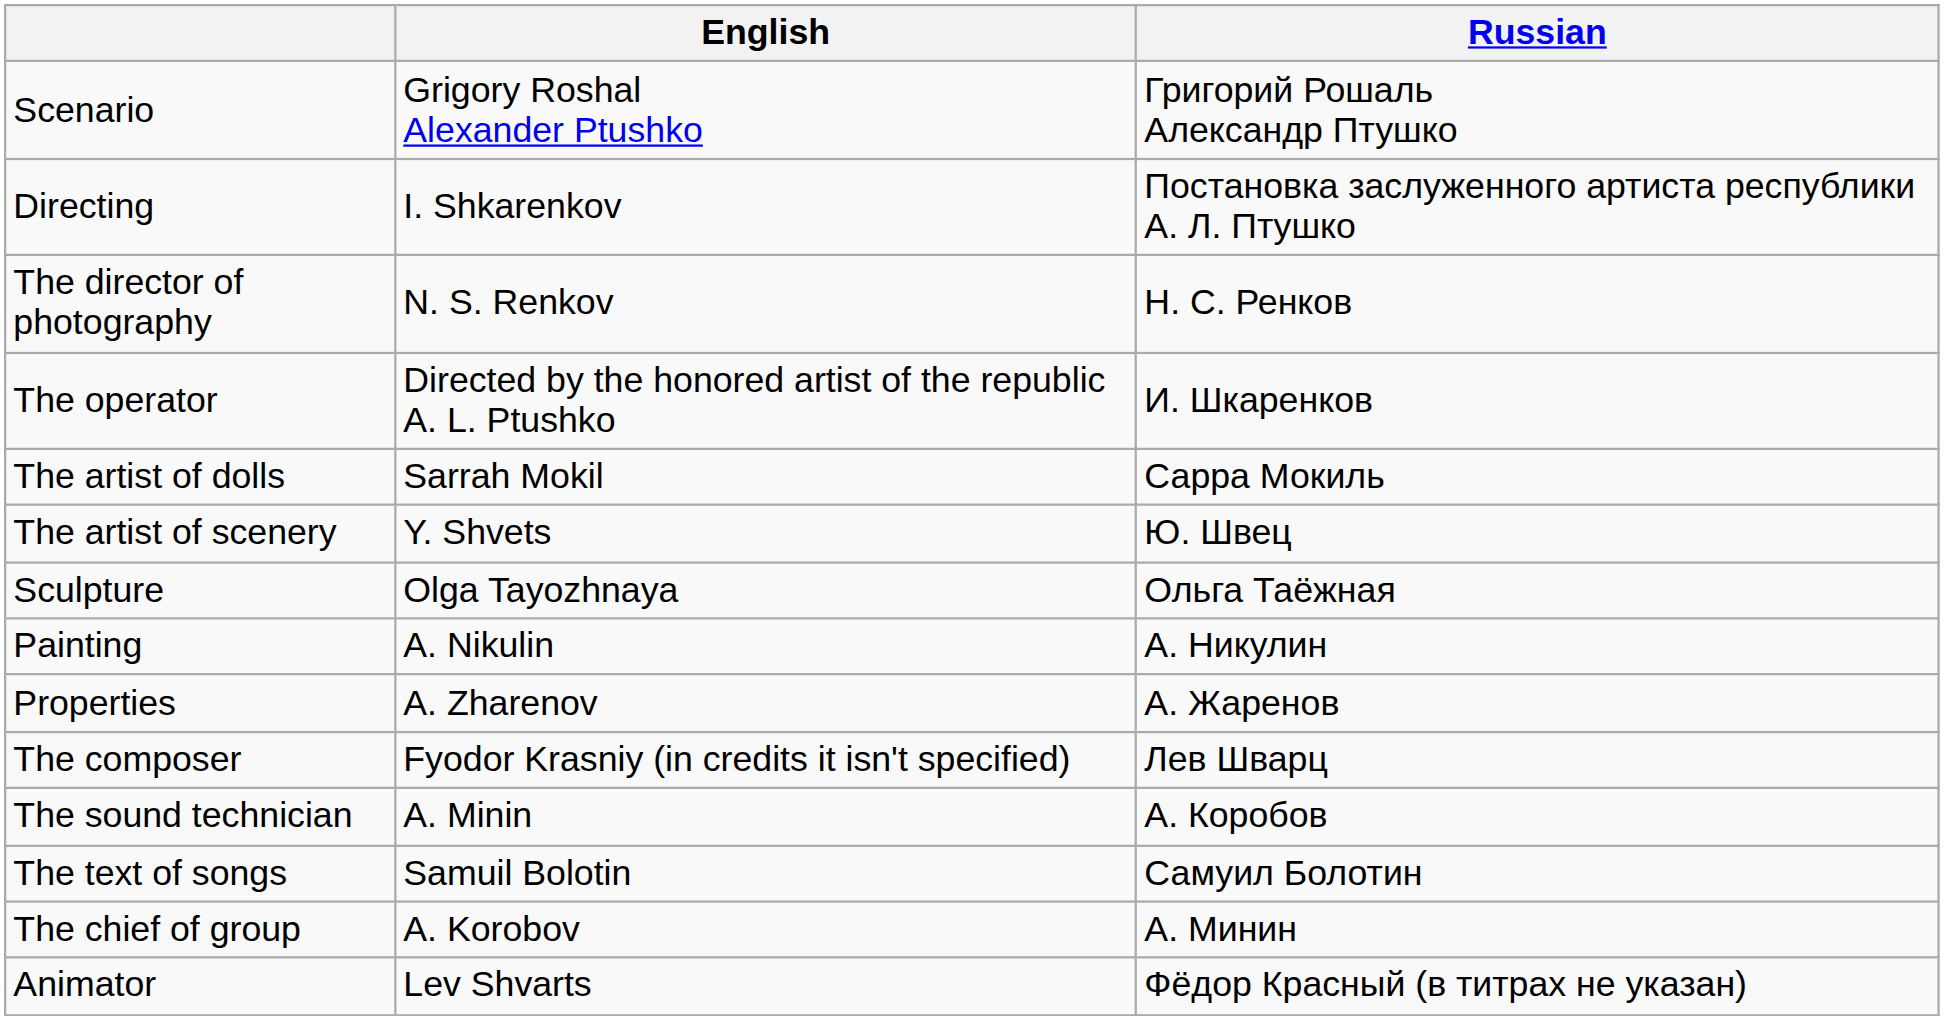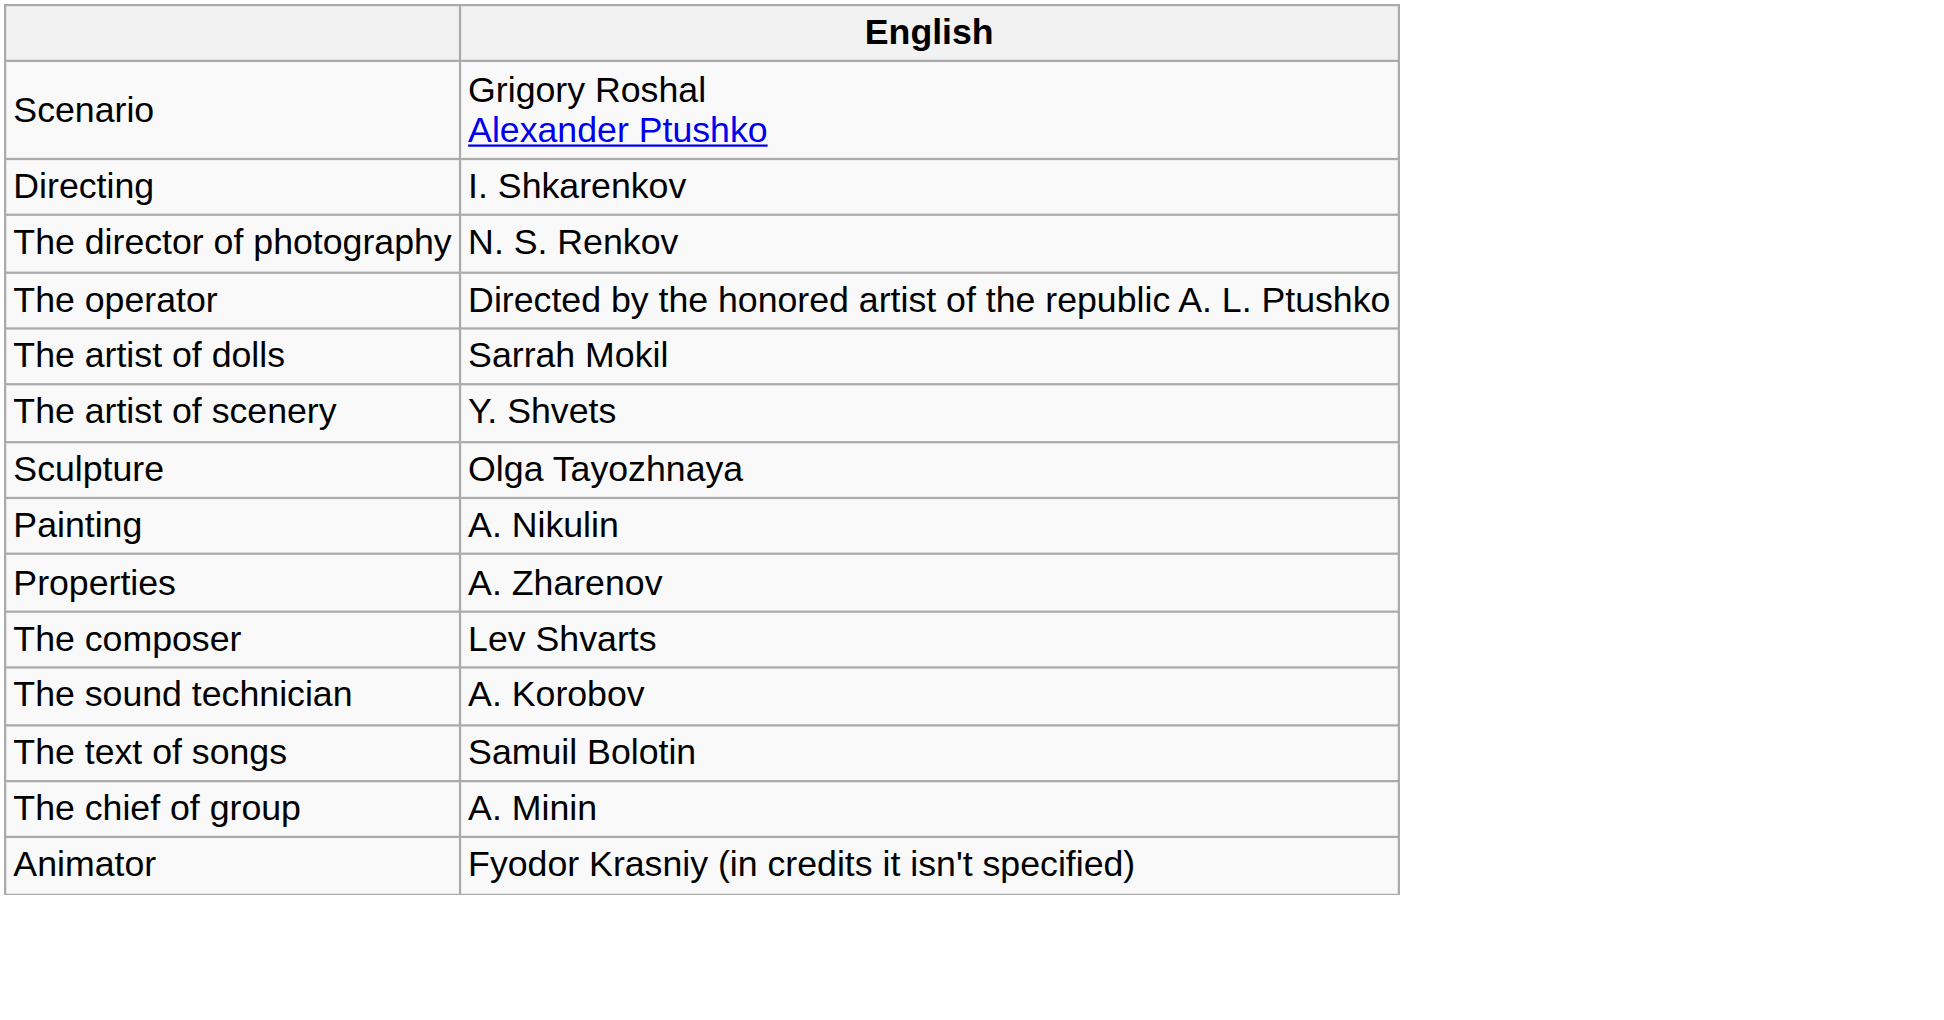- column: (1537, 32)
(737, 759) Fyodor Krasniy (in credits it isn't specified) -> (562, 638) Lev Shvarts
(468, 815) A. Minin -> (556, 695) A. Korobov
(492, 928) A. Korobov -> (533, 808) A. Minin
(498, 985) Lev Shvarts -> (802, 865) Fyodor Krasniy (in credits it isn't specified)
